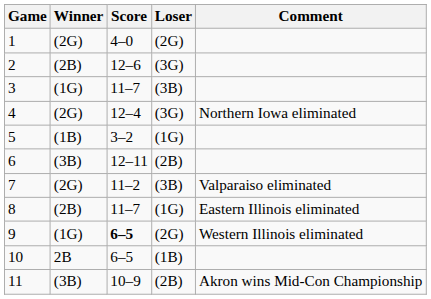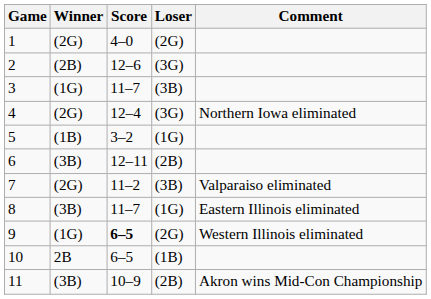(68, 209) (2B) -> (68, 209) (3B)
